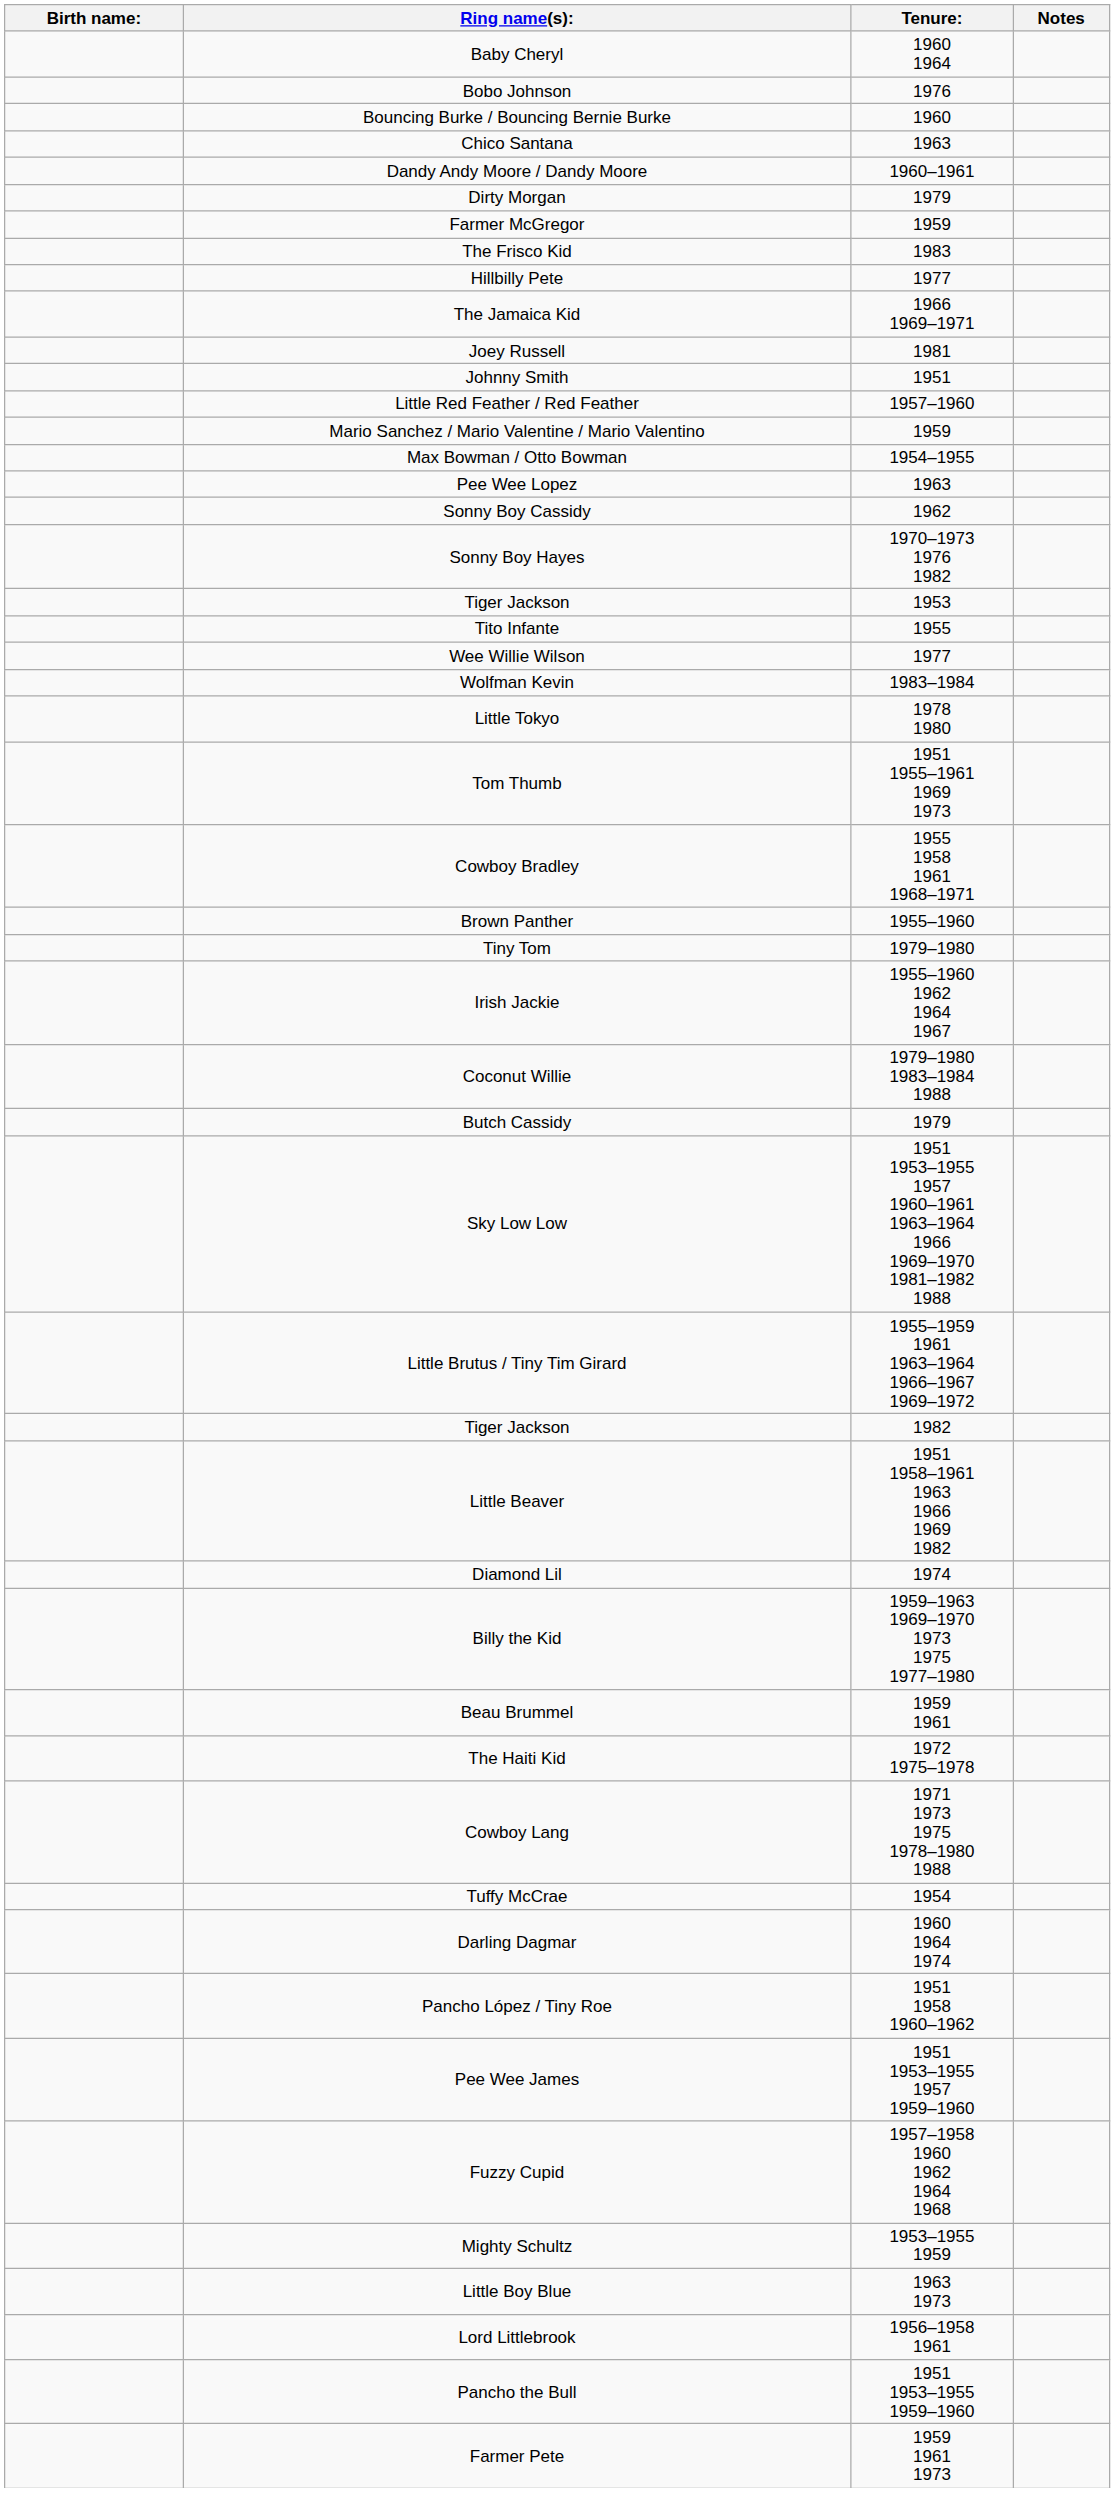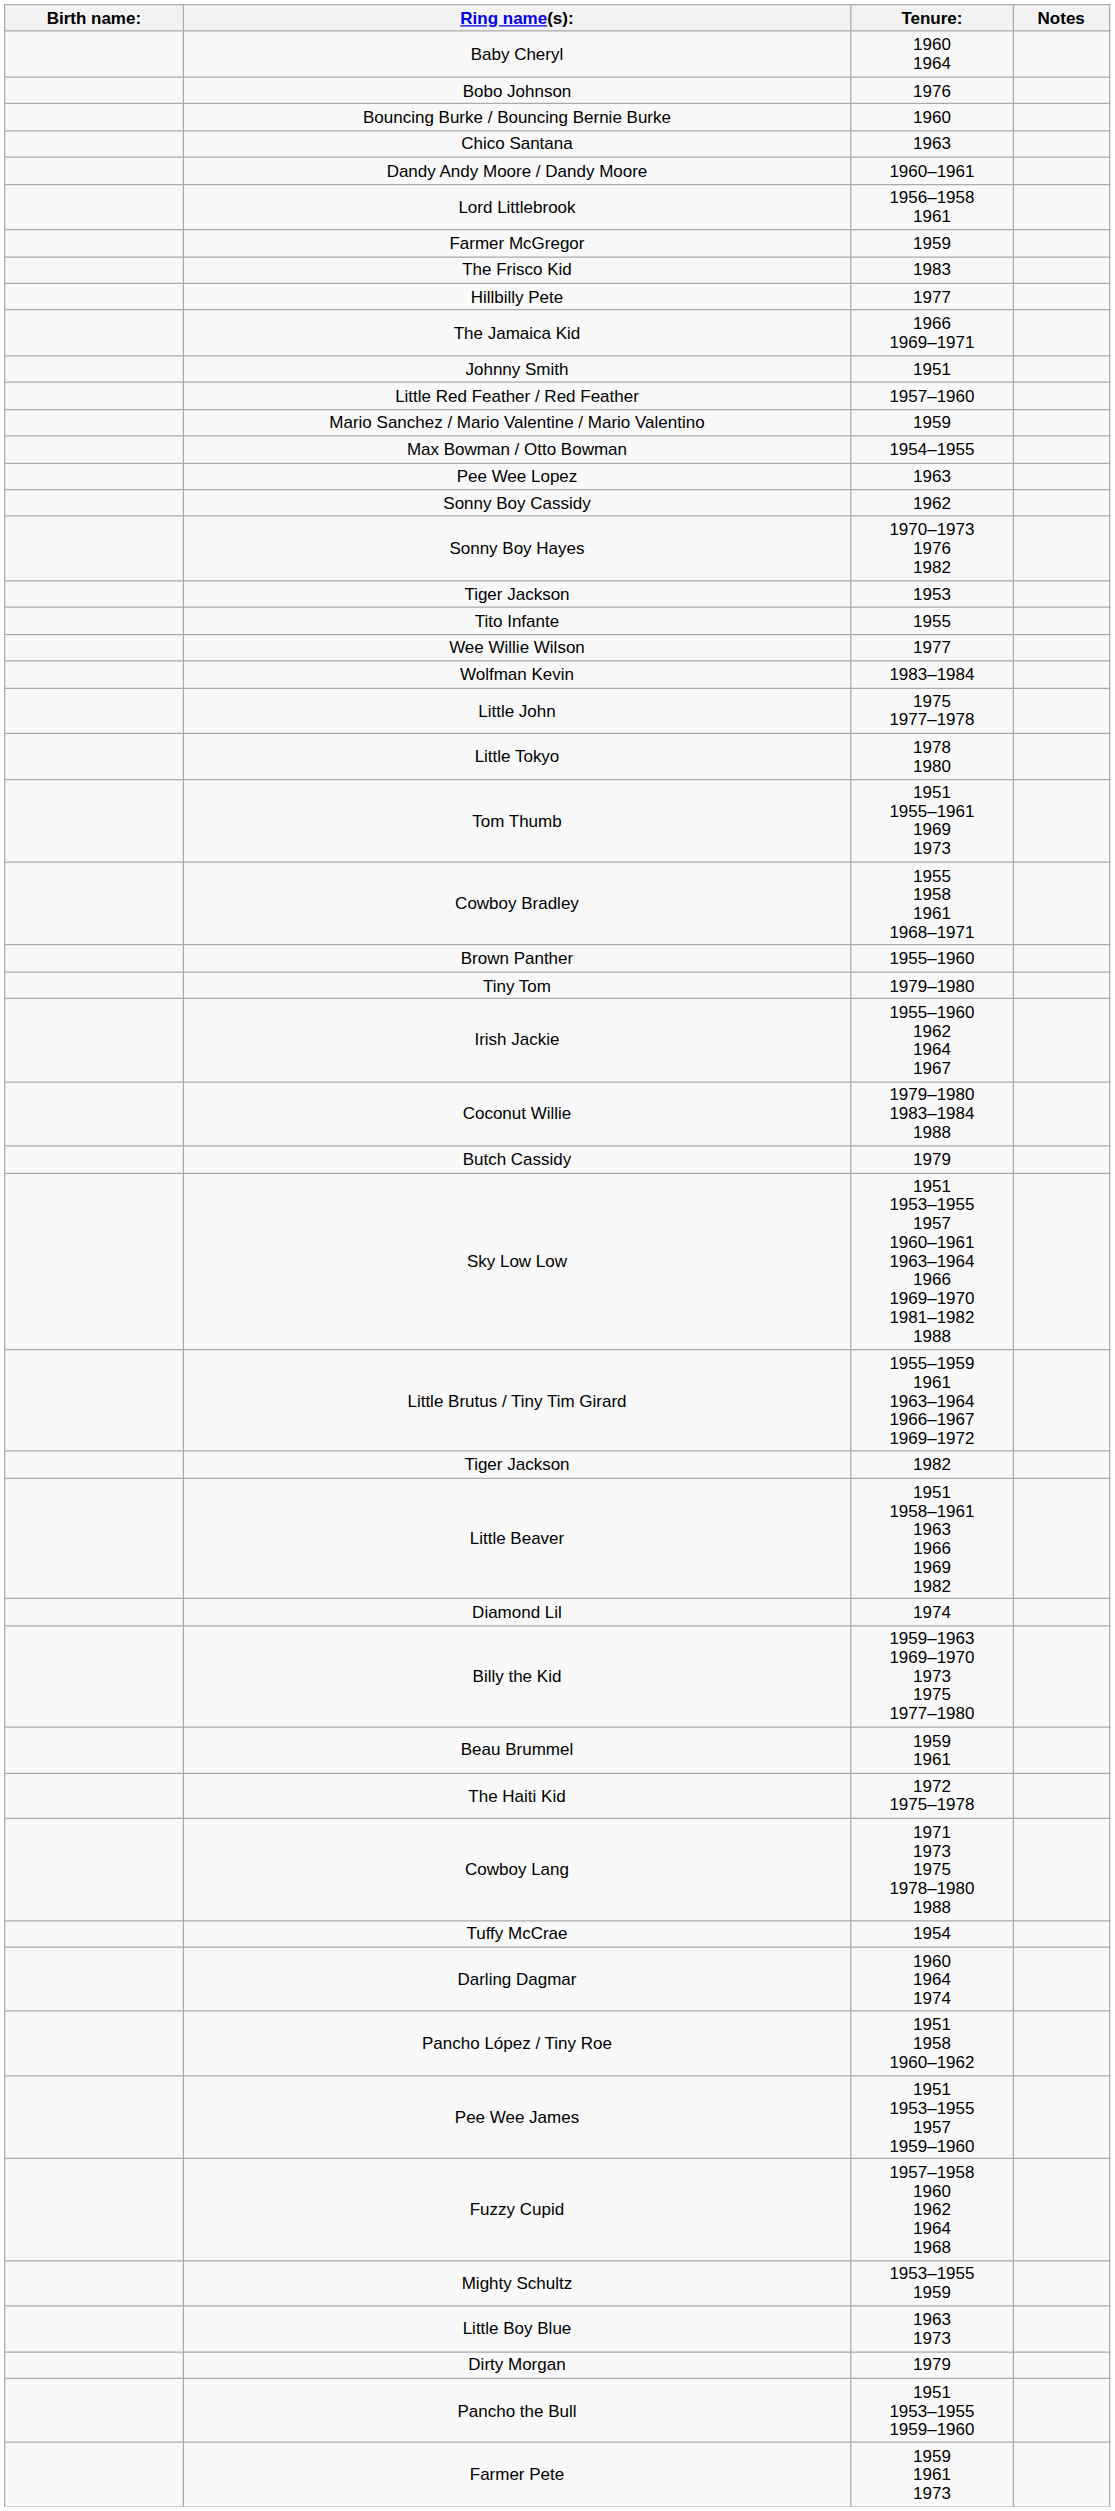rows swapped: (517, 197) <-> (517, 2336)
- row: (517, 350)
+ row: (517, 710)
